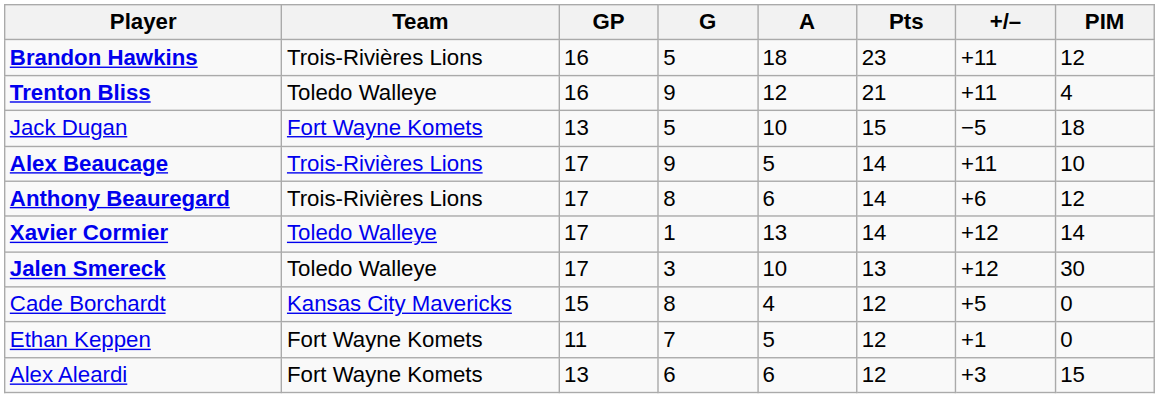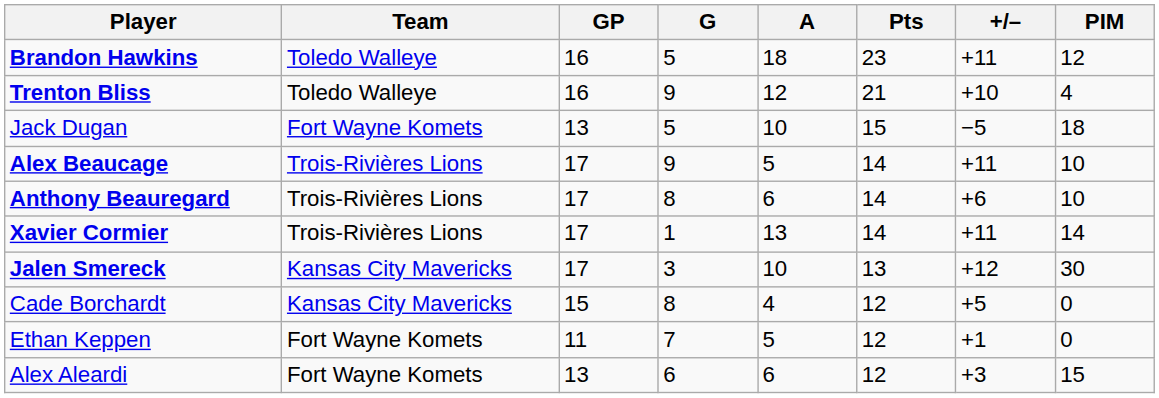(385, 57) Trois-Rivières Lions -> (362, 57) Toledo Walleye
(979, 92) +11 -> (980, 92) +10
(1073, 198) 12 -> (1073, 198) 10
(362, 233) Toledo Walleye -> (385, 233) Trois-Rivières Lions
(980, 233) +12 -> (979, 233) +11
(362, 269) Toledo Walleye -> (399, 269) Kansas City Mavericks
